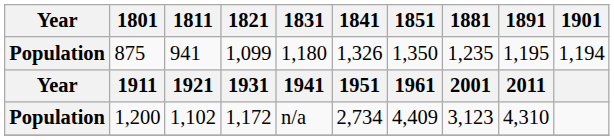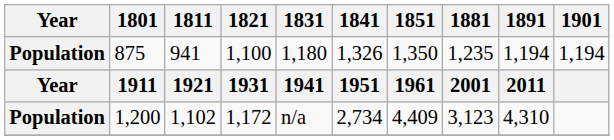(248, 53) 1,099 -> (248, 53) 1,100
(526, 53) 1,195 -> (526, 53) 1,194
